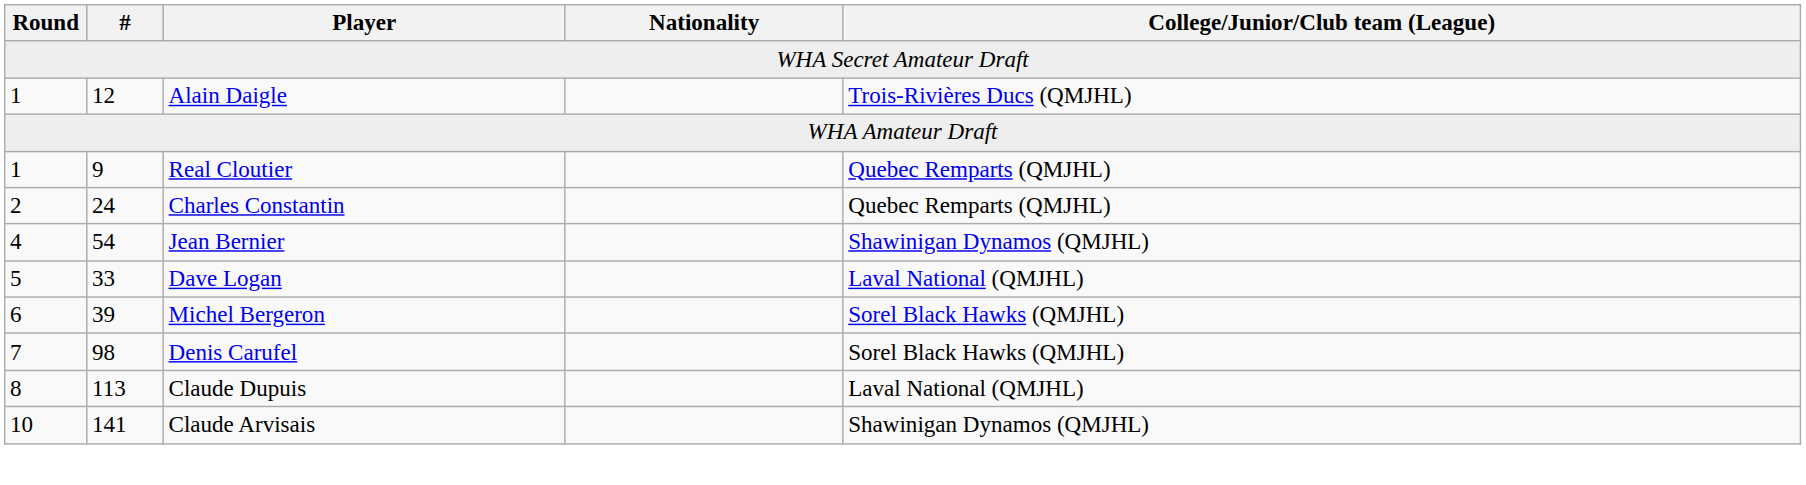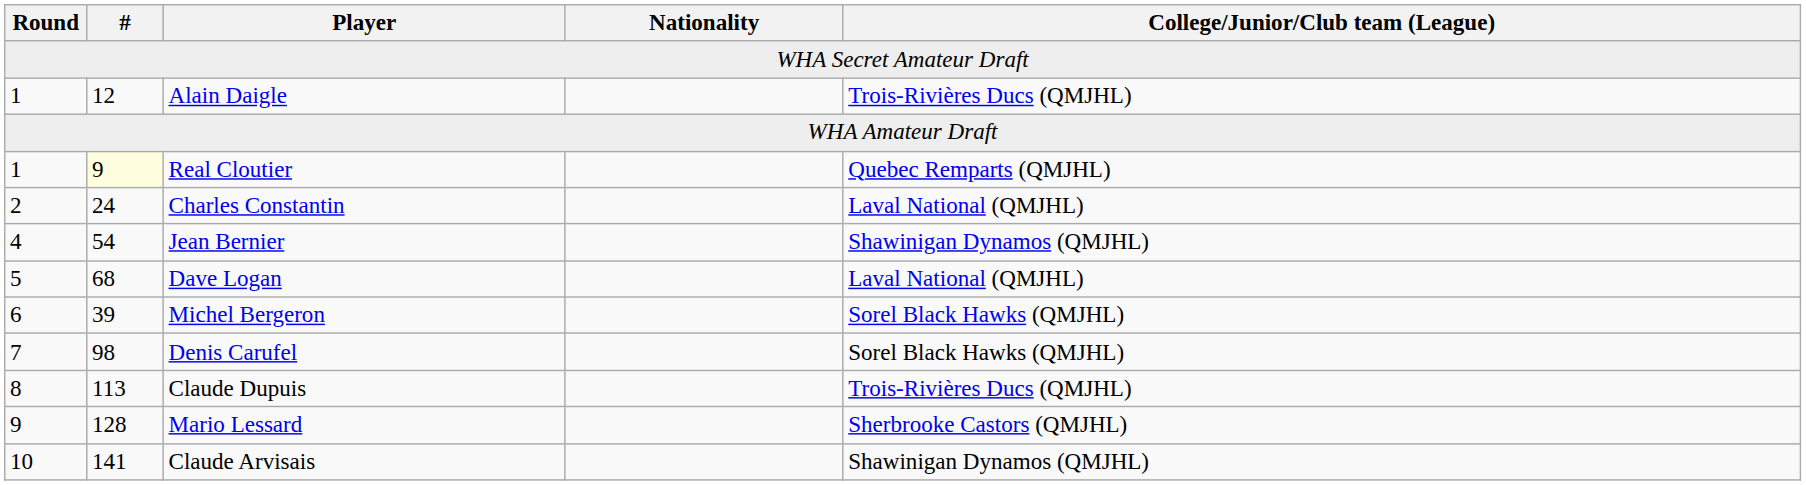(98, 168) no background -> (98, 168) lightyellow background
(979, 205) Quebec Remparts (QMJHL) -> (966, 205) Laval National (QMJHL)
(104, 278) 33 -> (104, 278) 68
(966, 388) Laval National (QMJHL) -> (990, 388) Trois-Rivières Ducs (QMJHL)
+ row: (235, 424)
